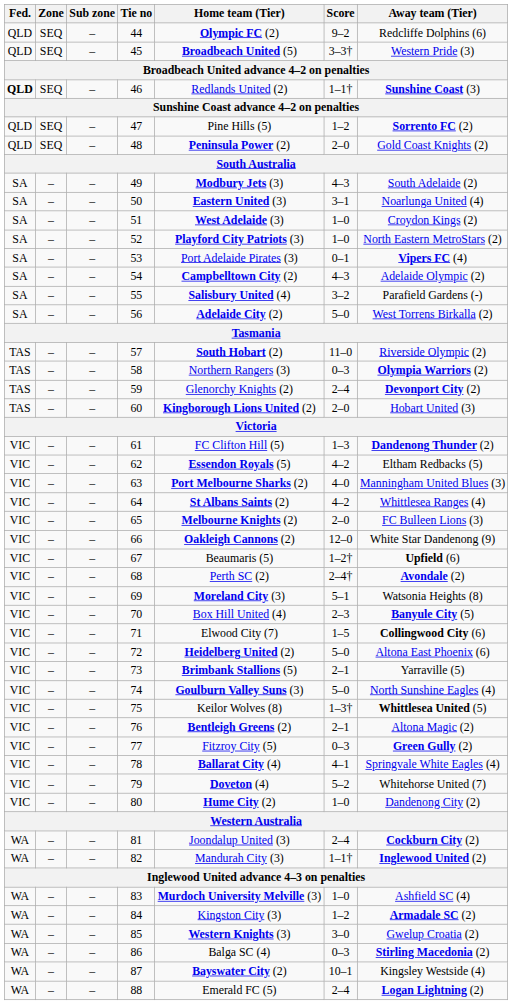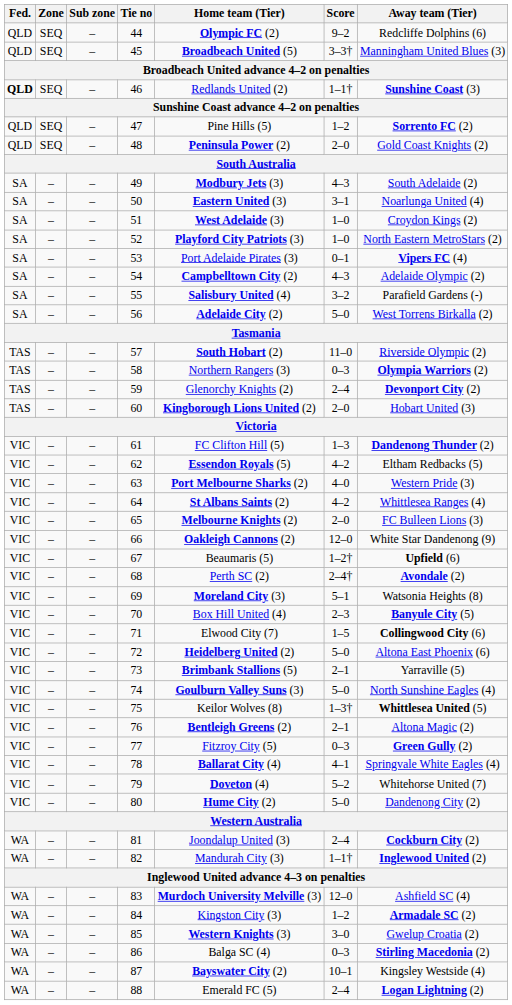(433, 51) Western Pride (3) -> (433, 51) Manningham United Blues (3)
(433, 483) Manningham United Blues (3) -> (433, 483) Western Pride (3)
(341, 802) 1–0 -> (341, 802) 5–0
(341, 896) 1–0 -> (341, 896) 12–0
